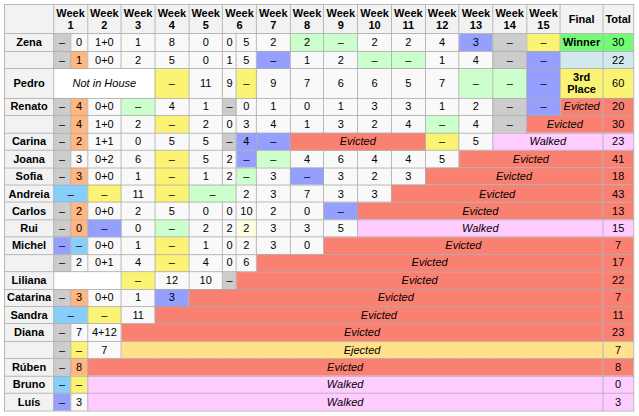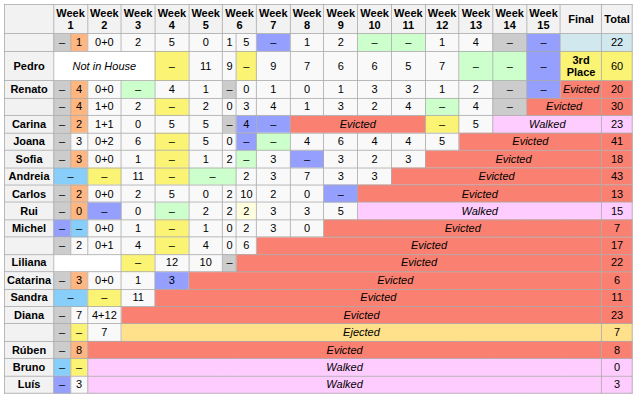- row: (29, 42)
(229, 159) 2 -> (229, 141) 0
(229, 211) 0 -> (229, 193) 2
(618, 297) 7 -> (617, 280) 6
